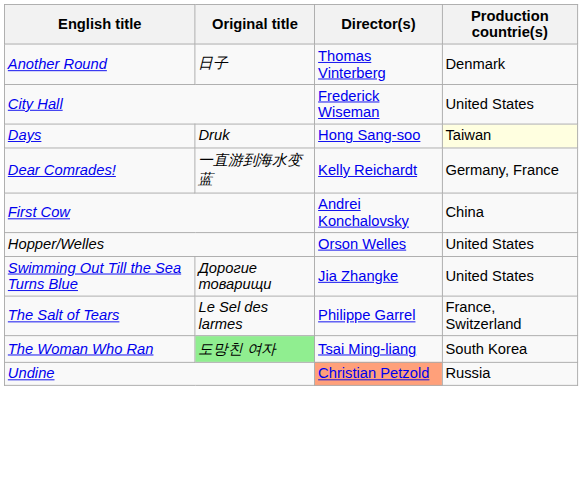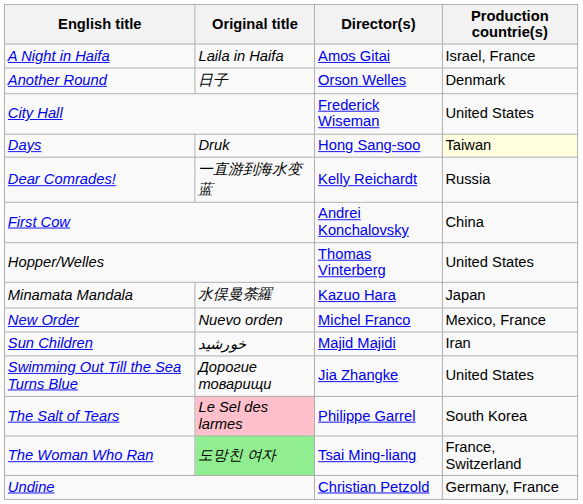+ row: (59, 56)
(352, 64) Thomas Vinterberg -> (362, 80) Orson Welles
(502, 170) Germany, France -> (468, 179) Russia
(362, 244) Orson Welles -> (352, 262) Thomas Vinterberg
+ row: (70, 295)
+ row: (43, 320)
+ row: (50, 343)
(233, 316) no background -> (233, 415) pink background
(483, 316) France, Switzerland -> (486, 415) South Korea
(486, 349) South Korea -> (483, 455) France, Switzerland
(374, 373) lightsalmon background -> (374, 487) no background
(468, 373) Russia -> (502, 487) Germany, France
